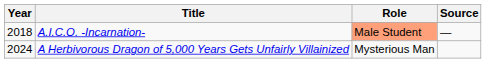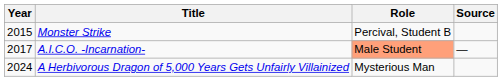+ row: (74, 32)
(20, 32) 2018 -> (20, 50) 2017
